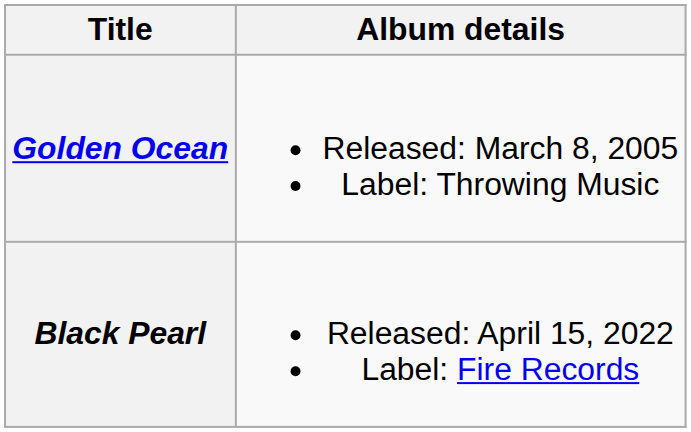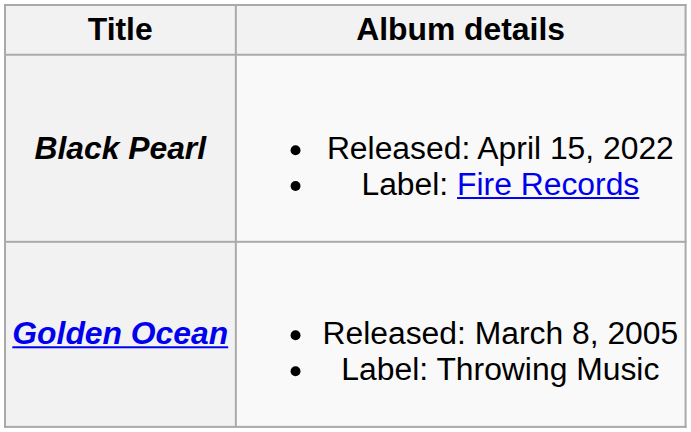rows swapped: (120, 147) <-> (120, 333)
